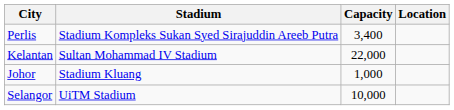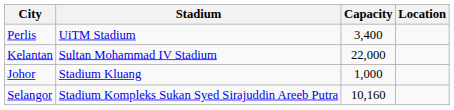(198, 34) Stadium Kompleks Sukan Syed Sirajuddin Areeb Putra -> (97, 34) UiTM Stadium
(97, 94) UiTM Stadium -> (198, 94) Stadium Kompleks Sukan Syed Sirajuddin Areeb Putra
(368, 94) 10,000 -> (368, 94) 10,160
